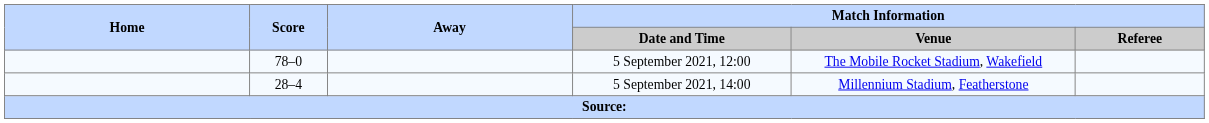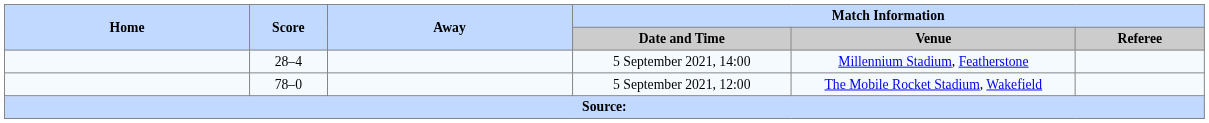rows swapped: (682, 61) <-> (682, 84)
